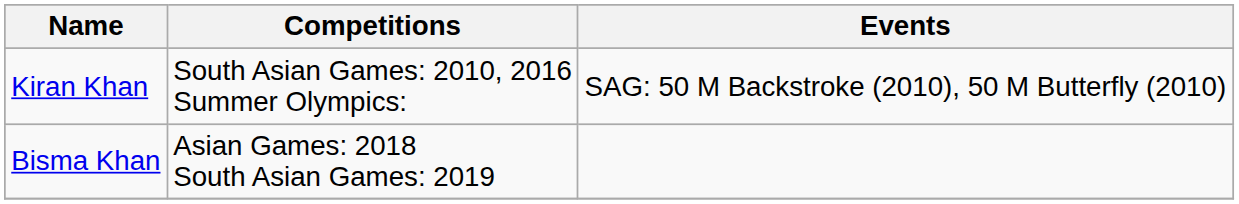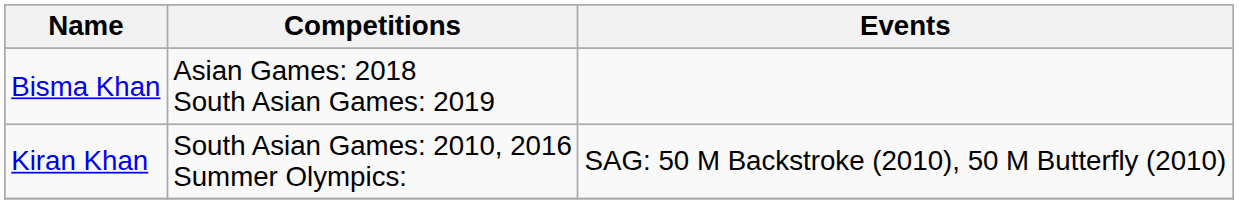rows swapped: (86, 160) <-> (80, 85)
